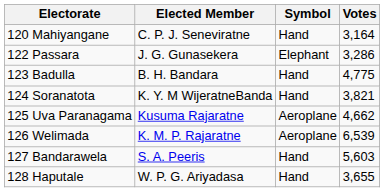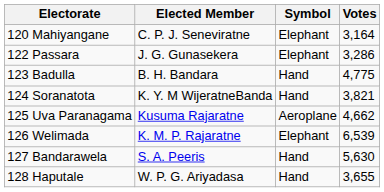(294, 34) Hand -> (304, 34) Elephant
(308, 136) Aeroplane -> (304, 136) Elephant
(359, 156) 5,603 -> (359, 156) 5,630
